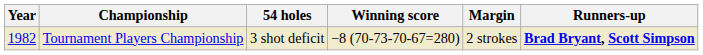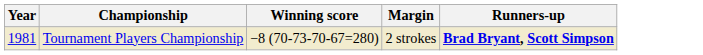- column: (287, 15)
(22, 38) 1982 -> (22, 38) 1981
